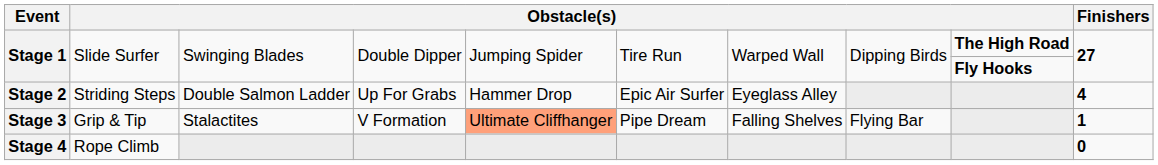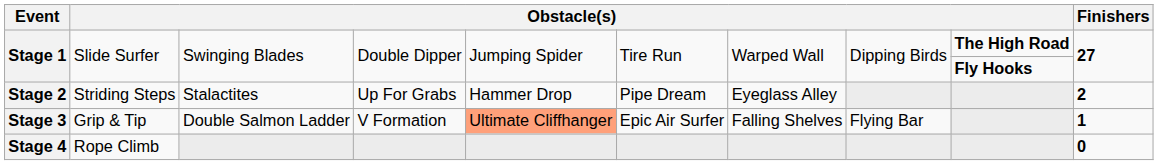(266, 95) Double Salmon Ladder -> (221, 95) Stalactites
(672, 95) Epic Air Surfer -> (663, 95) Pipe Dream
(1082, 95) 4 -> (1082, 95) 2
(221, 120) Stalactites -> (266, 120) Double Salmon Ladder
(663, 120) Pipe Dream -> (672, 120) Epic Air Surfer
